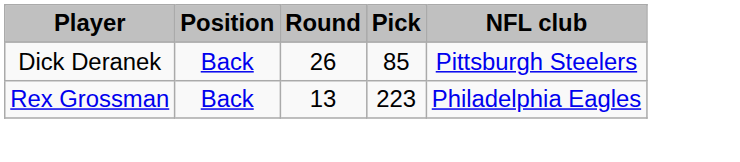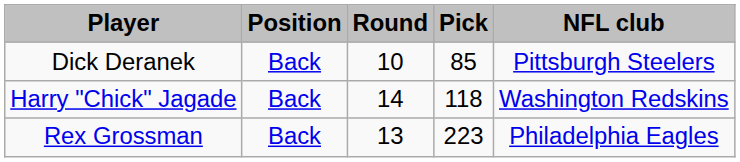(323, 61) 26 -> (390, 61) 10
+ row: (123, 99)
